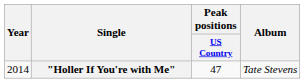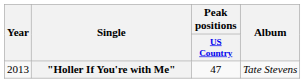(18, 69) 2014 -> (18, 69) 2013
